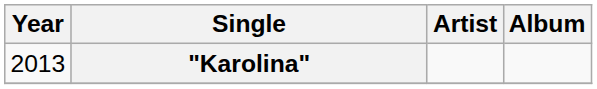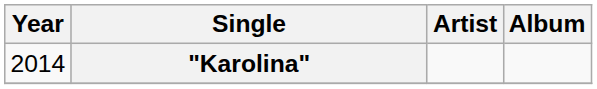(38, 63) 2013 -> (38, 63) 2014
